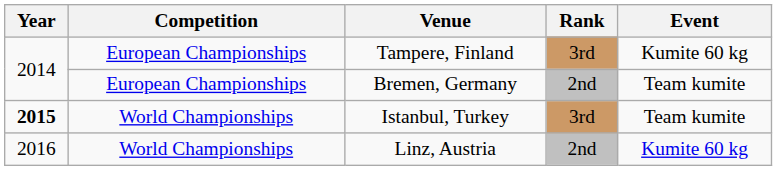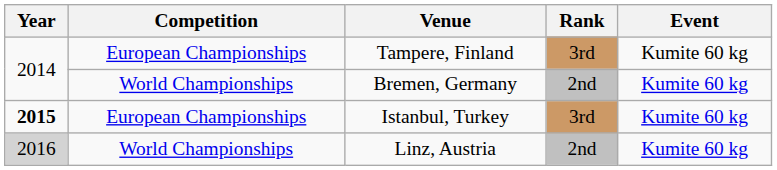(206, 85) European Championships -> (206, 85) World Championships
(695, 85) Team kumite -> (695, 85) Kumite 60 kg
(206, 117) World Championships -> (206, 117) European Championships
(695, 117) Team kumite -> (695, 117) Kumite 60 kg
(36, 149) no background -> (36, 149) lightgrey background
